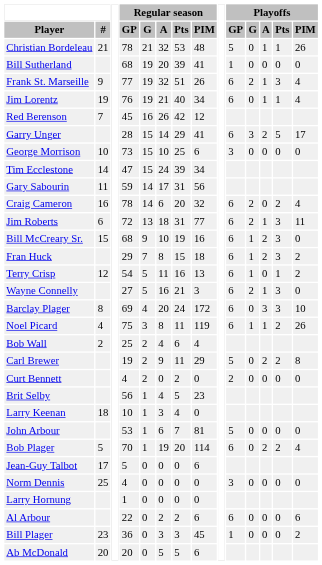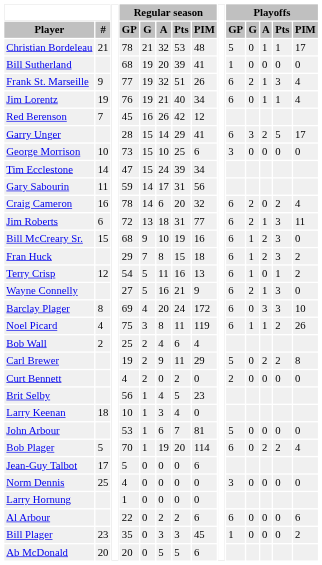(300, 47) 26 -> (300, 47) 17
(197, 291) 3 -> (197, 291) 9
(127, 535) 36 -> (127, 535) 35
